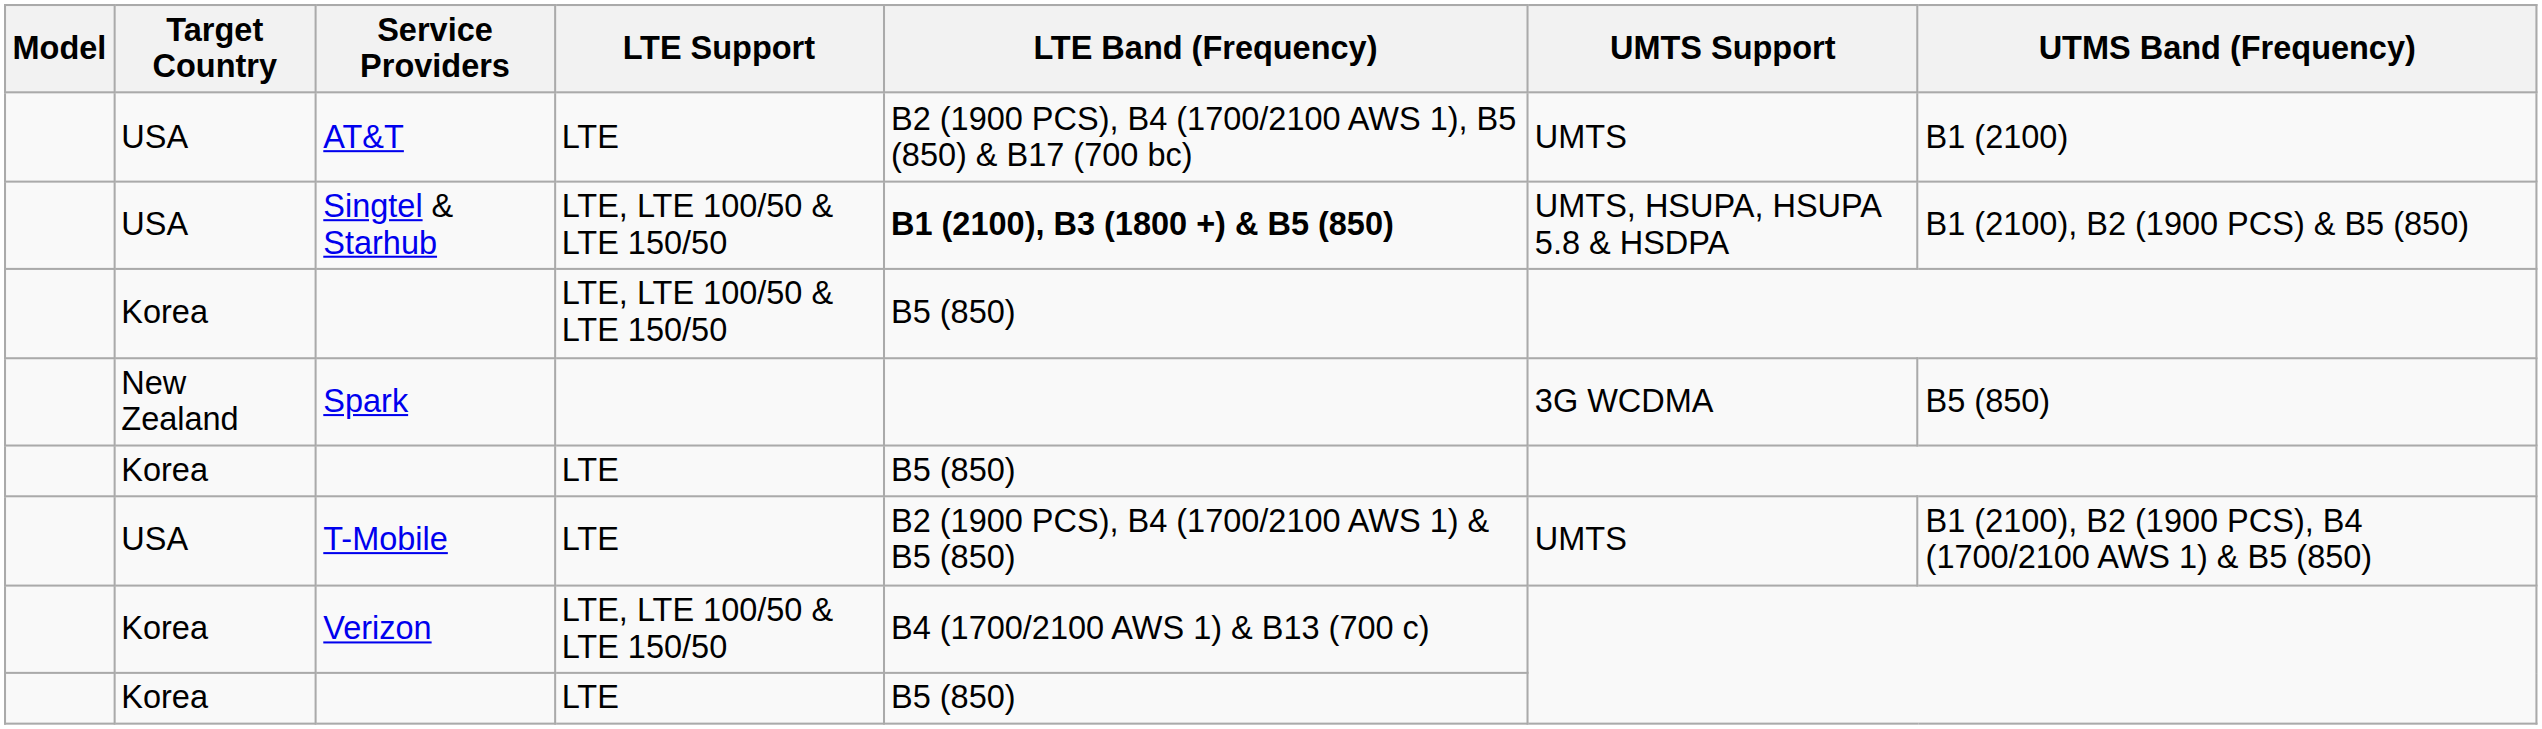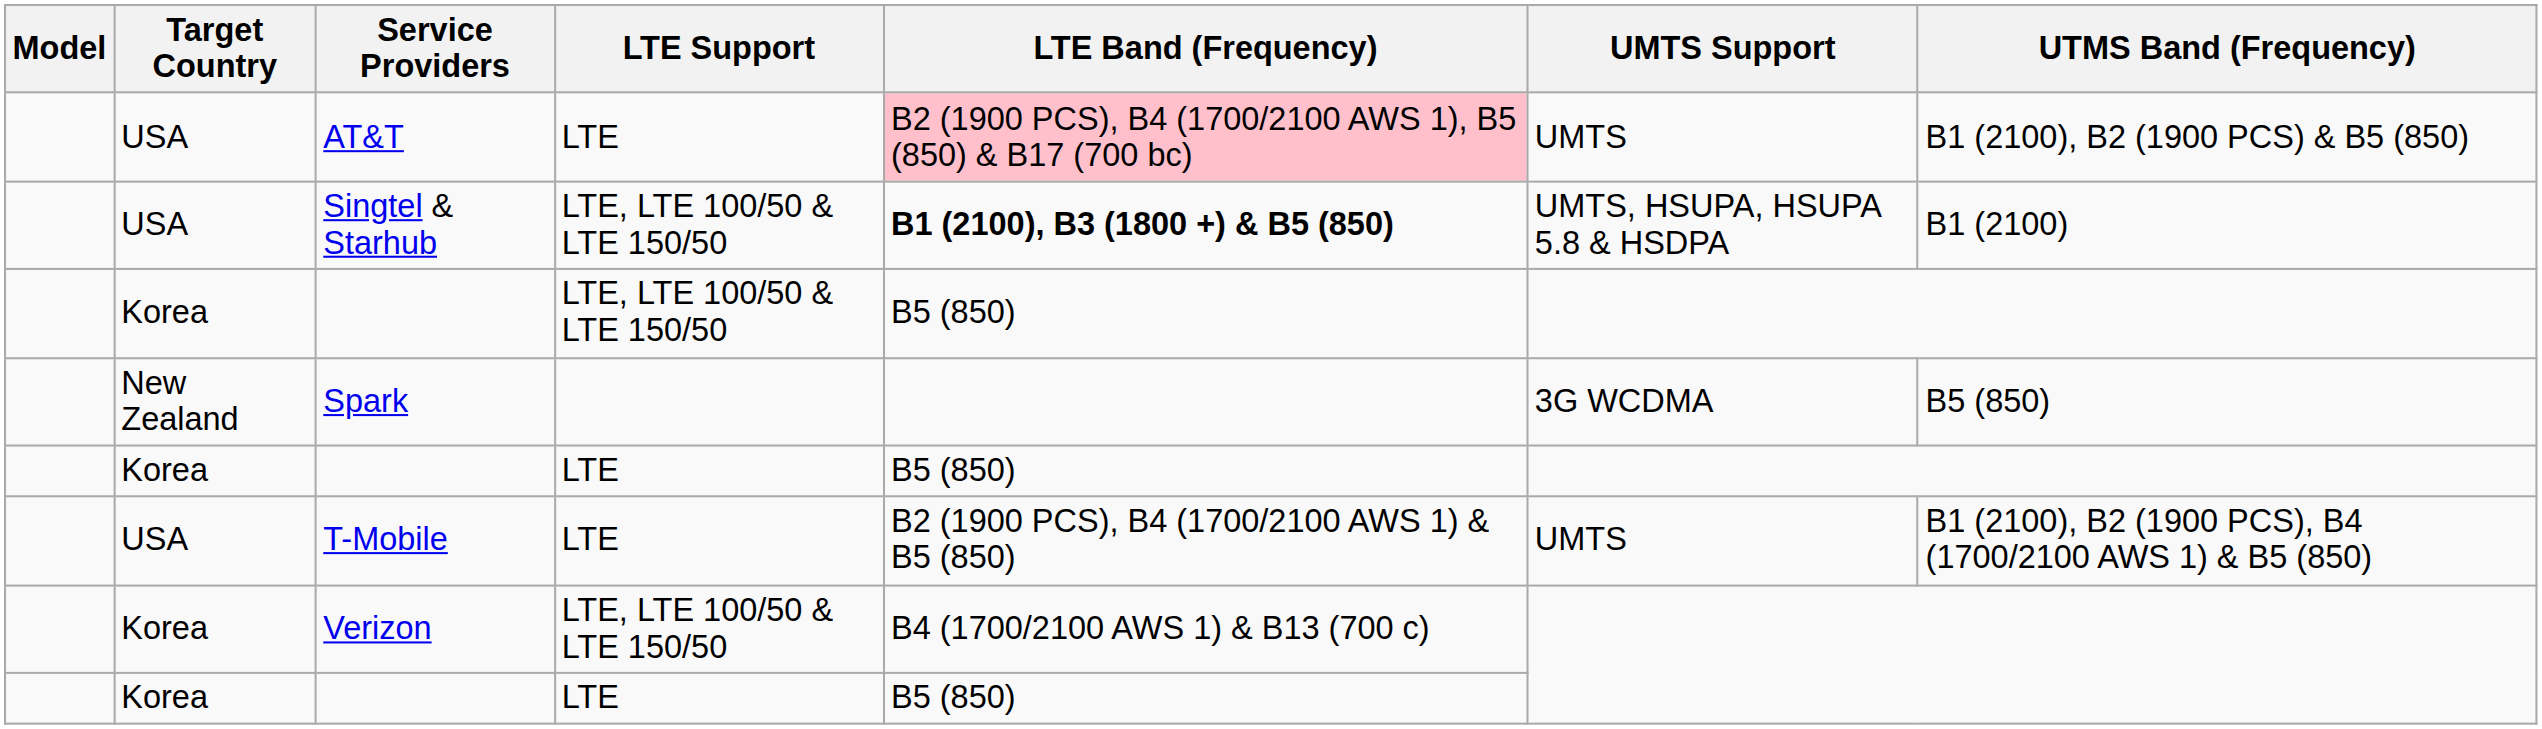(1204, 136) no background -> (1204, 136) pink background
(1997, 136) B1 (2100) -> (2197, 136) B1 (2100), B2 (1900 PCS) & B5 (850)
(2197, 224) B1 (2100), B2 (1900 PCS) & B5 (850) -> (1997, 224) B1 (2100)
